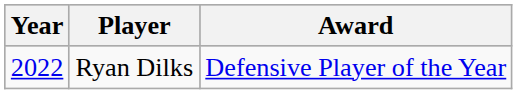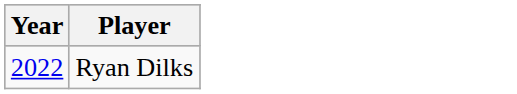- column: (356, 25)
